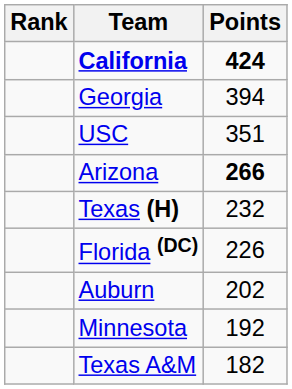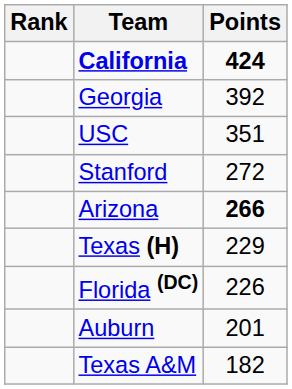(245, 97) 394 -> (245, 97) 392
+ row: (123, 172)
(245, 209) 232 -> (245, 246) 229
(245, 290) 202 -> (245, 327) 201
- row: (133, 327)
